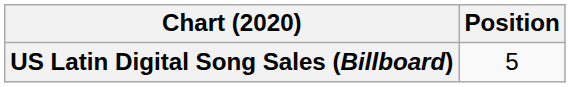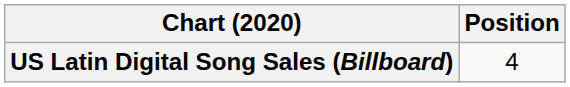(512, 61) 5 -> (512, 61) 4
